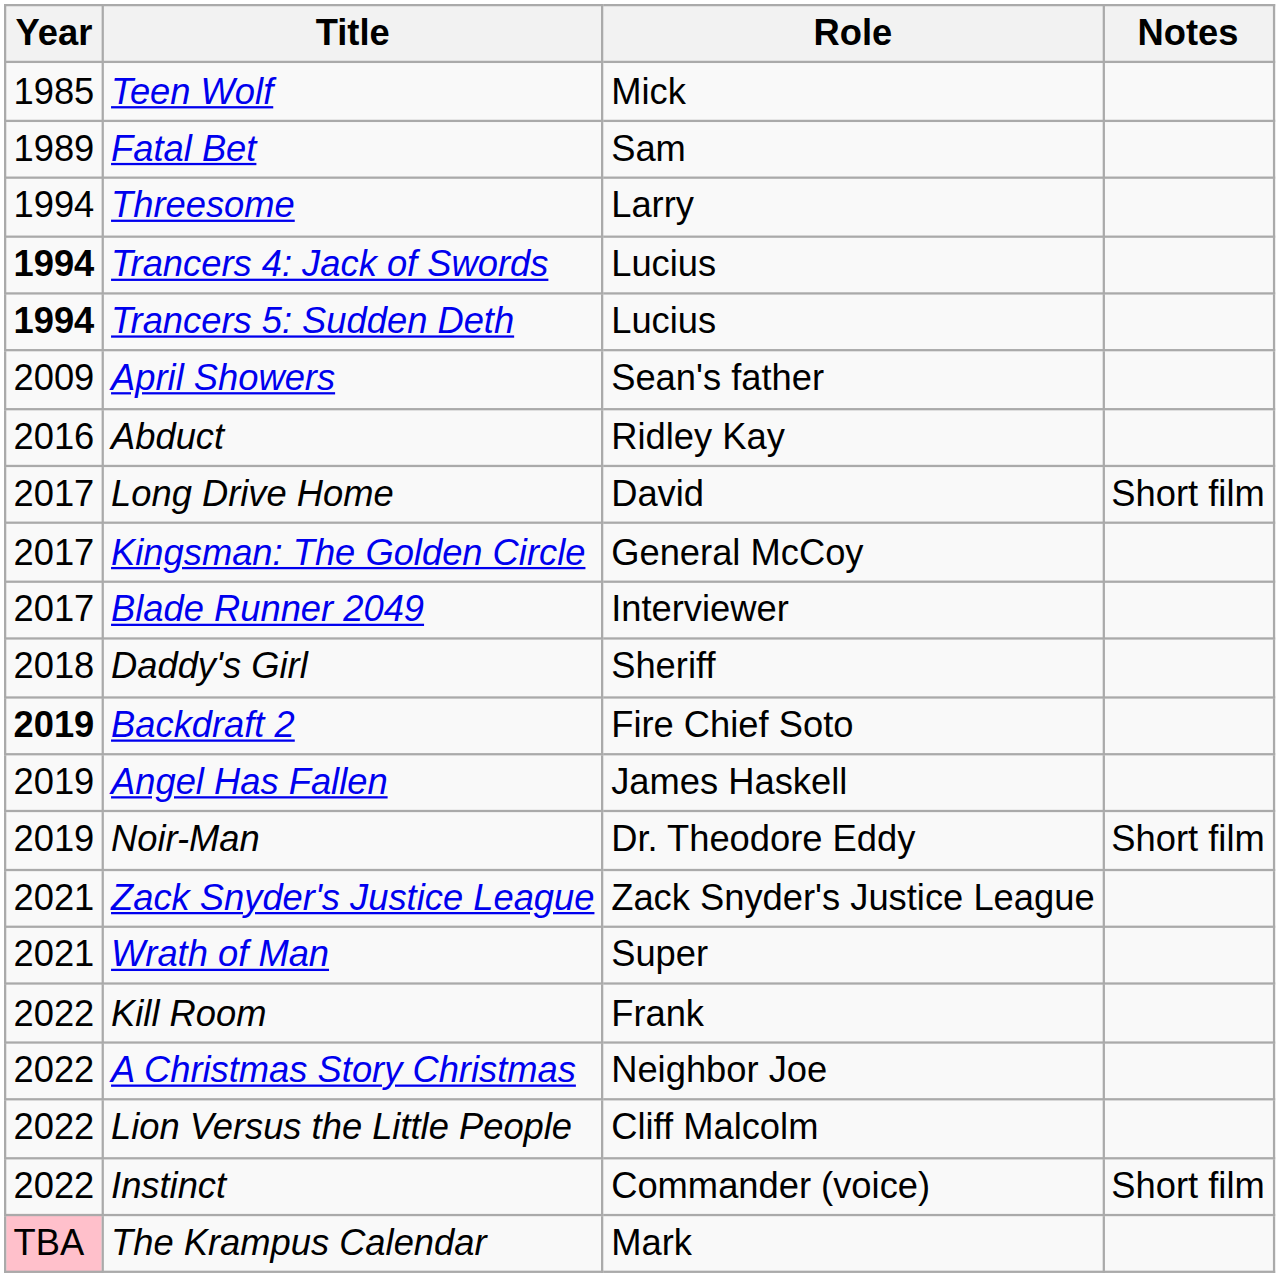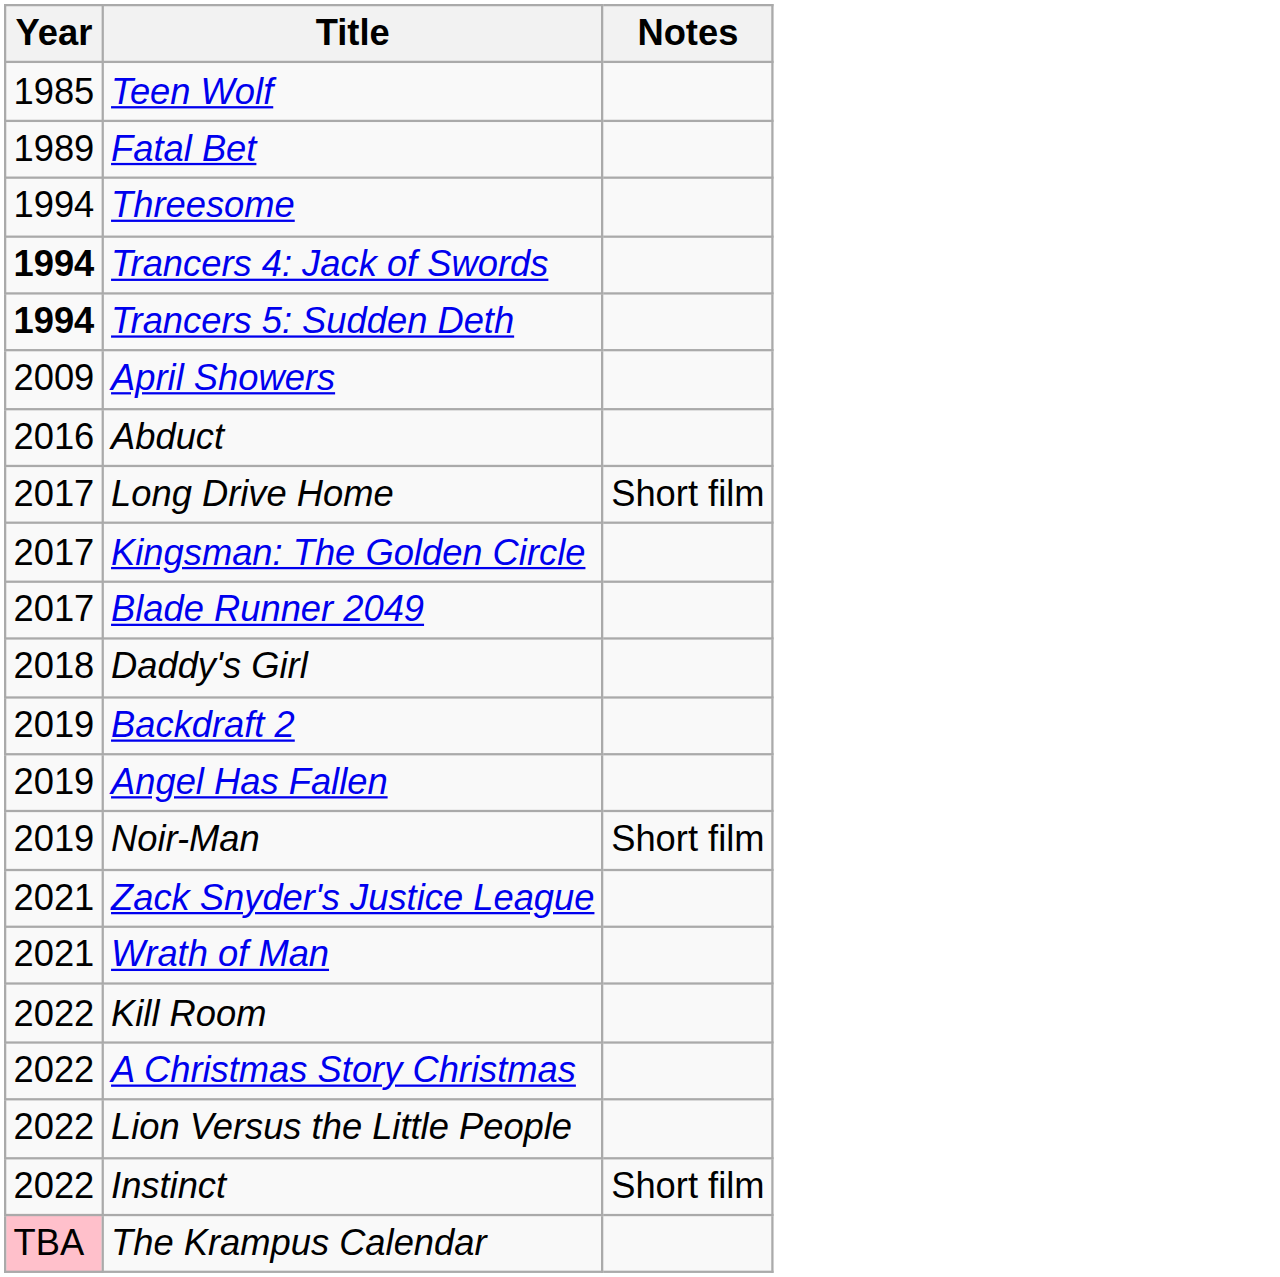- column: (853, 33)
(54, 724) bold -> (54, 724) normal
